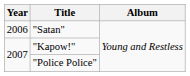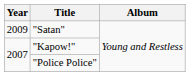(17, 29) 2006 -> (17, 29) 2009
